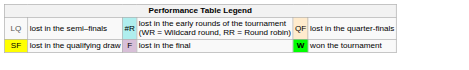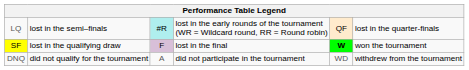+ row: (16, 59)
